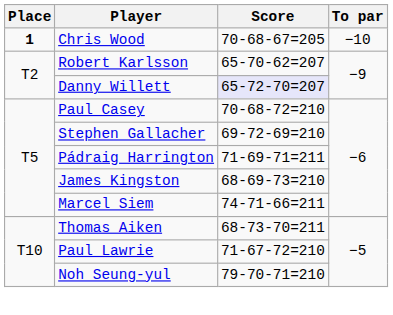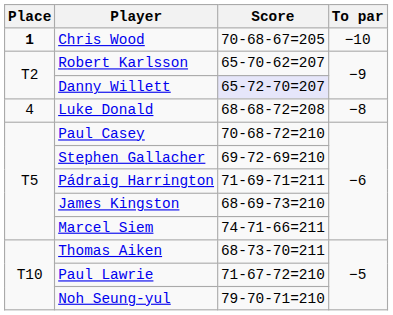+ row: (106, 110)
